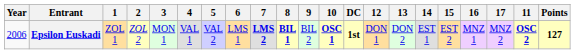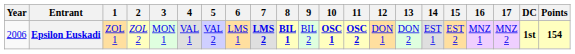columns swapped: (526, 12) <-> (354, 12)
(555, 34) 127 -> (555, 34) 154
